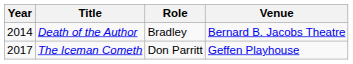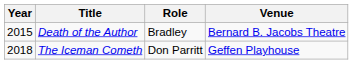(20, 31) 2014 -> (20, 31) 2015
(20, 50) 2017 -> (20, 50) 2018
